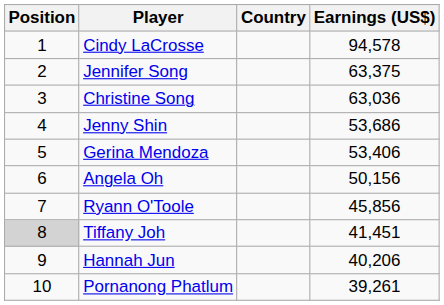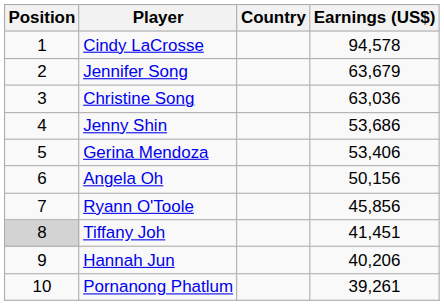(375, 71) 63,375 -> (375, 71) 63,679
